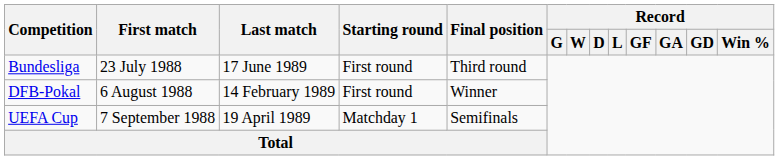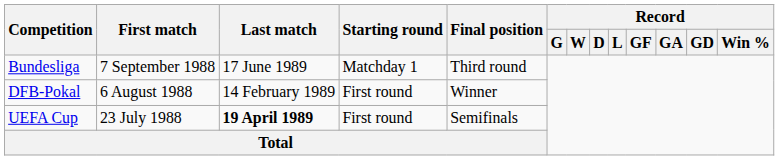(141, 67) 23 July 1988 -> (158, 67) 7 September 1988
(377, 67) First round -> (380, 67) Matchday 1
(158, 117) 7 September 1988 -> (141, 117) 23 July 1988
(266, 117) normal -> (268, 117) bold
(380, 117) Matchday 1 -> (377, 117) First round
